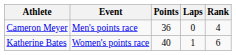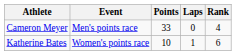(166, 28) 36 -> (166, 28) 33
(166, 43) 40 -> (166, 43) 10
